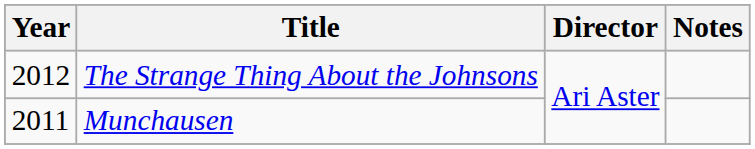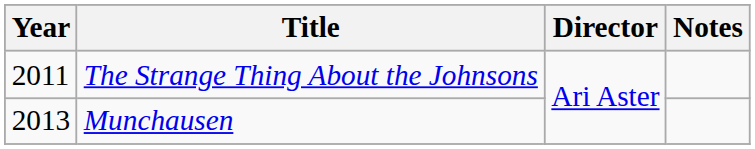(41, 74) 2012 -> (40, 74) 2011
(40, 120) 2011 -> (41, 120) 2013
